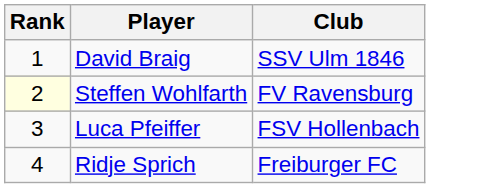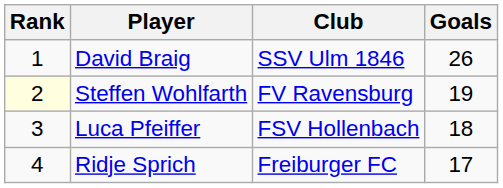+ column: (461, 22)
